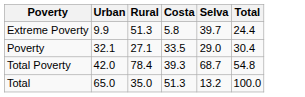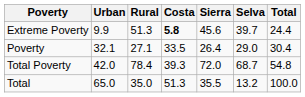+ column: (215, 13)
(172, 30) normal -> (172, 30) bold
